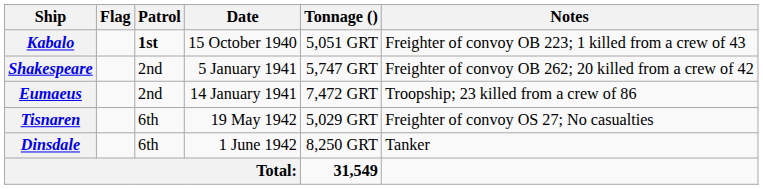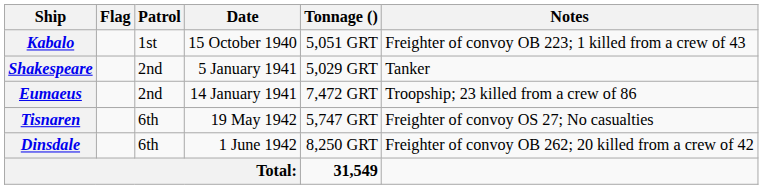(148, 42) bold -> (147, 42) normal
(342, 68) 5,747 GRT -> (342, 68) 5,029 GRT
(570, 68) Freighter of convoy OB 262; 20 killed from a crew of 42 -> (408, 68) Tanker
(342, 119) 5,029 GRT -> (342, 119) 5,747 GRT
(408, 145) Tanker -> (570, 145) Freighter of convoy OB 262; 20 killed from a crew of 42
